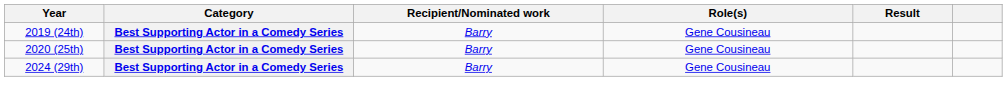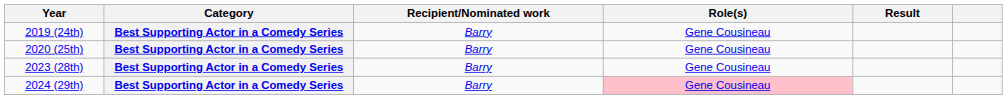+ row: (54, 68)
(728, 68) no background -> (728, 86) pink background
